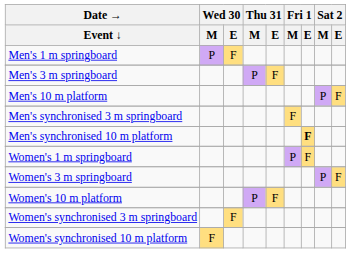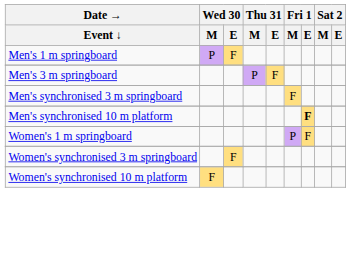- row: (58, 96)
- row: (70, 177)
- row: (65, 197)
